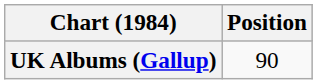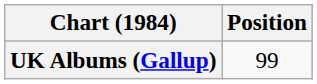(267, 59) 90 -> (267, 59) 99
